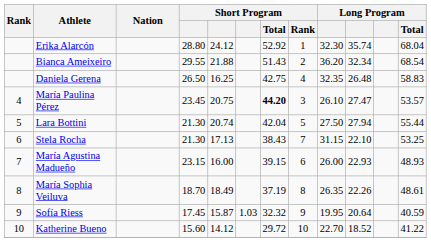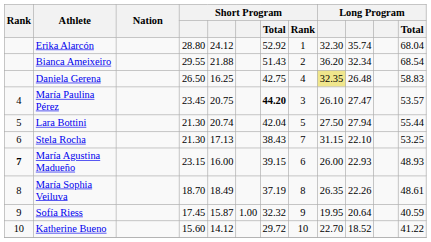(332, 78) no background -> (332, 78) khaki background
(19, 162) normal -> (19, 162) bold
(248, 212) 1.03 -> (248, 212) 1.00
